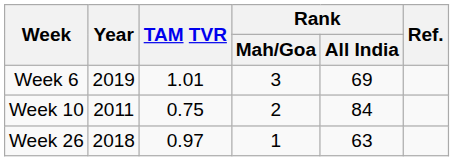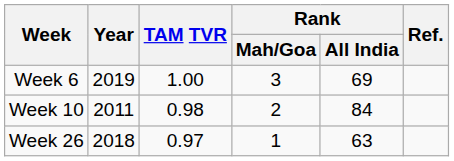(185, 79) 1.01 -> (185, 79) 1.00
(185, 110) 0.75 -> (185, 110) 0.98
